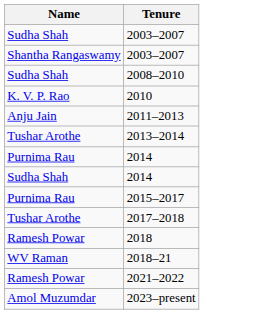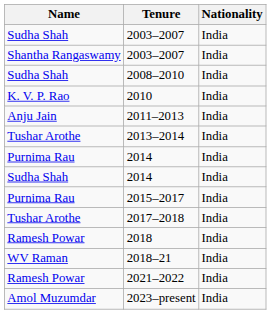+ column: (232, 14)
